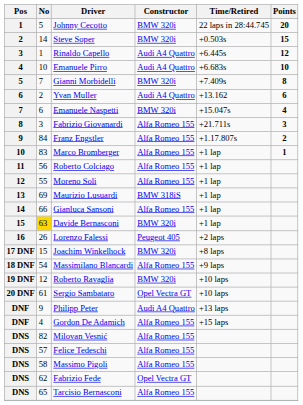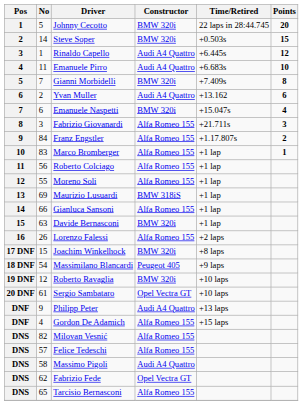(43, 67) 10 -> (43, 67) 11
(43, 223) gold background -> (43, 223) no background
(159, 237) Peugeot 405 -> (166, 237) Alfa Romeo 155
(166, 265) Alfa Romeo 155 -> (159, 265) Peugeot 405
(166, 364) Alfa Romeo 155 -> (166, 364) Audi A4 Quattro
